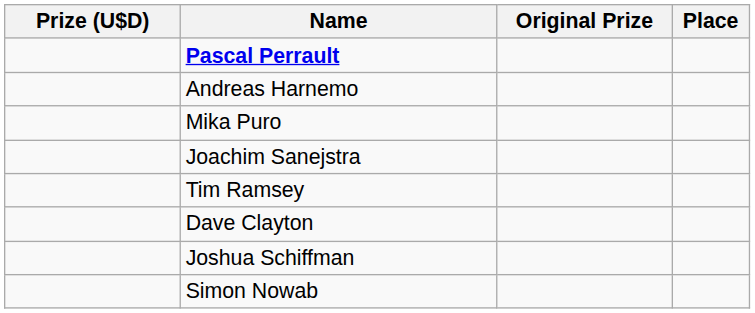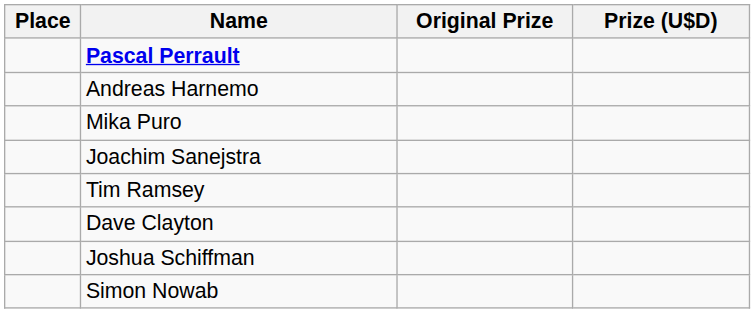columns swapped: (711, 21) <-> (93, 21)
